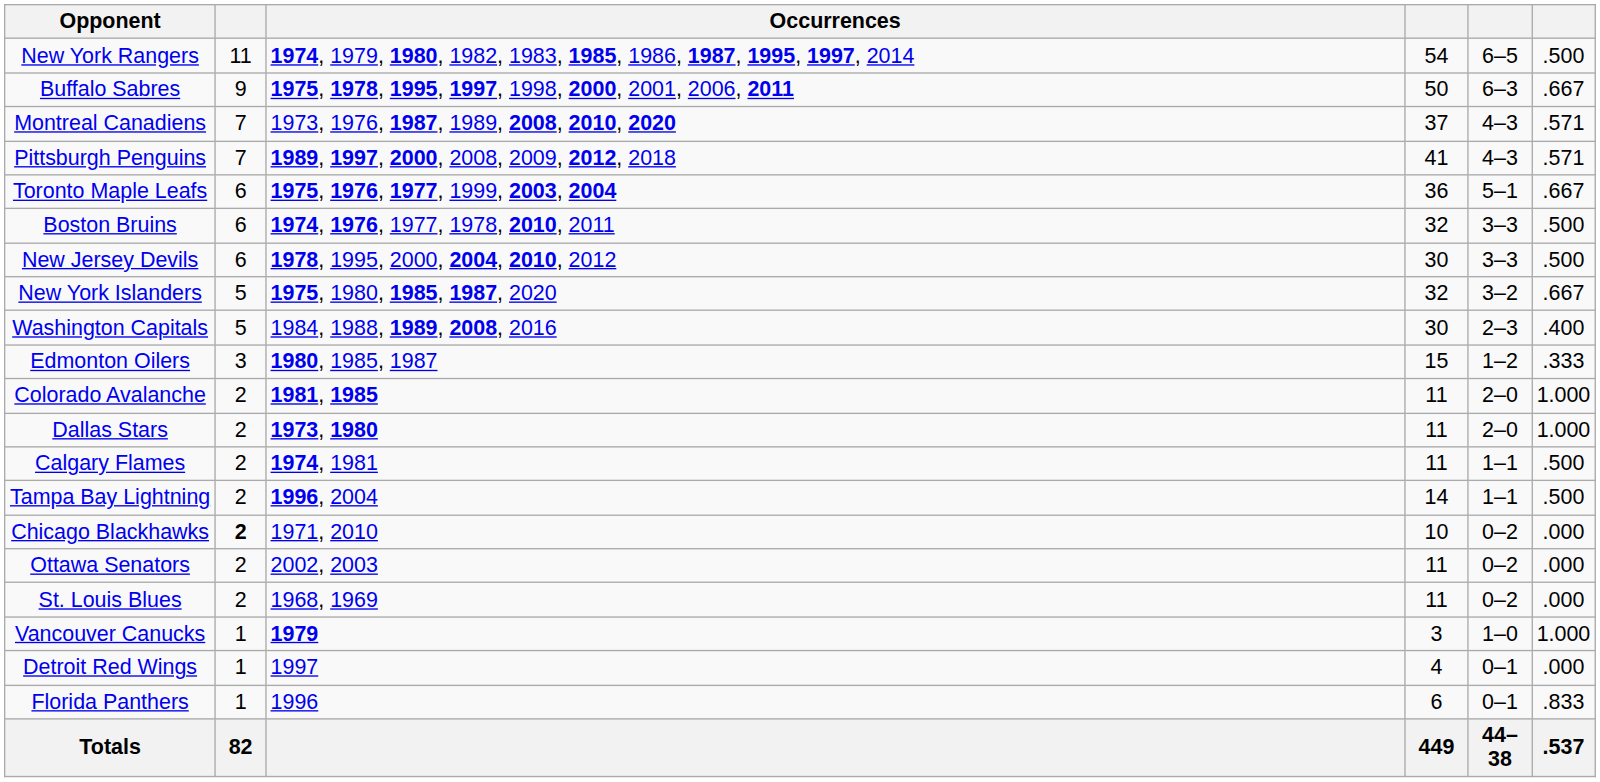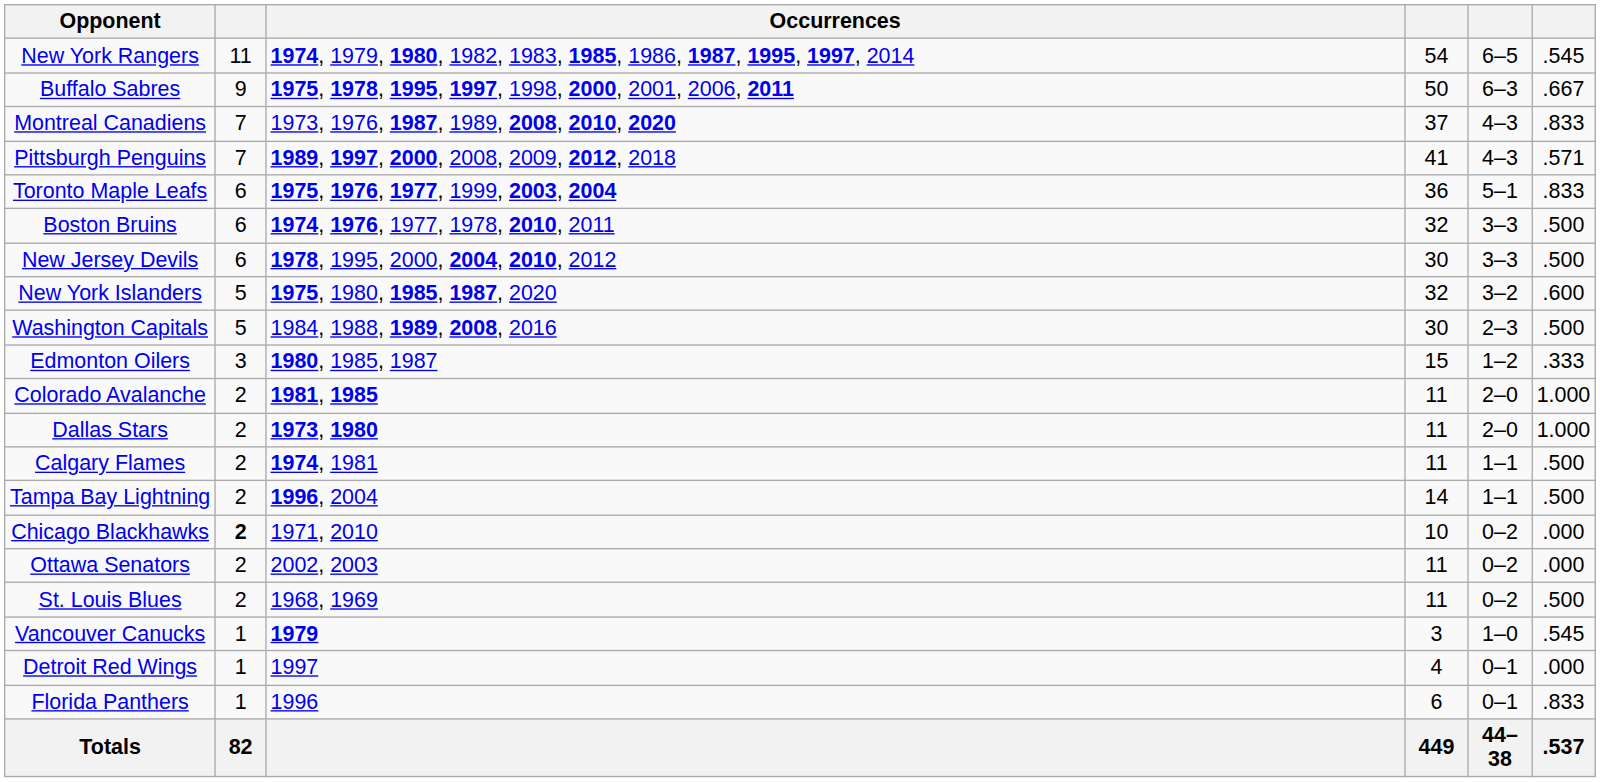(1563, 55) .500 -> (1563, 55) .545
(1563, 123) .571 -> (1563, 123) .833
(1563, 191) .667 -> (1563, 191) .833
(1563, 293) .667 -> (1563, 293) .600
(1563, 327) .400 -> (1563, 327) .500
(1563, 599) .000 -> (1563, 599) .500
(1563, 633) 1.000 -> (1563, 633) .545
